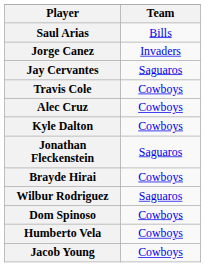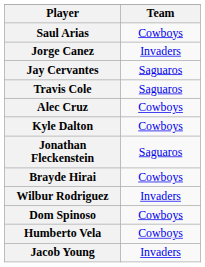(161, 32) Bills -> (161, 32) Cowboys
(161, 88) Cowboys -> (161, 88) Saguaros
(161, 196) Saguaros -> (161, 196) Invaders
(161, 252) Cowboys -> (161, 252) Invaders
